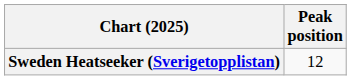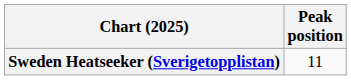(315, 61) 12 -> (315, 61) 11
